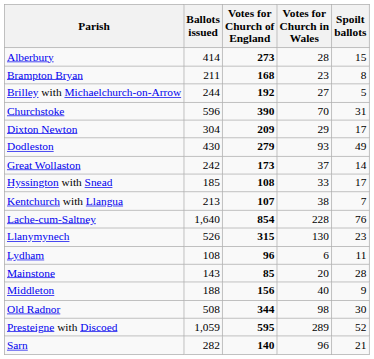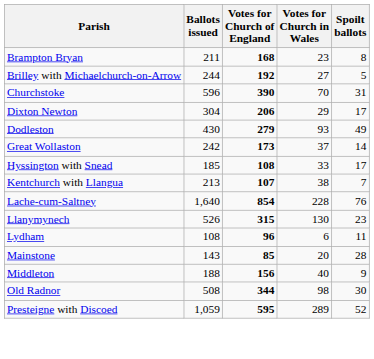- row: (30, 57)
(266, 129) 209 -> (266, 111) 206
- row: (17, 345)
